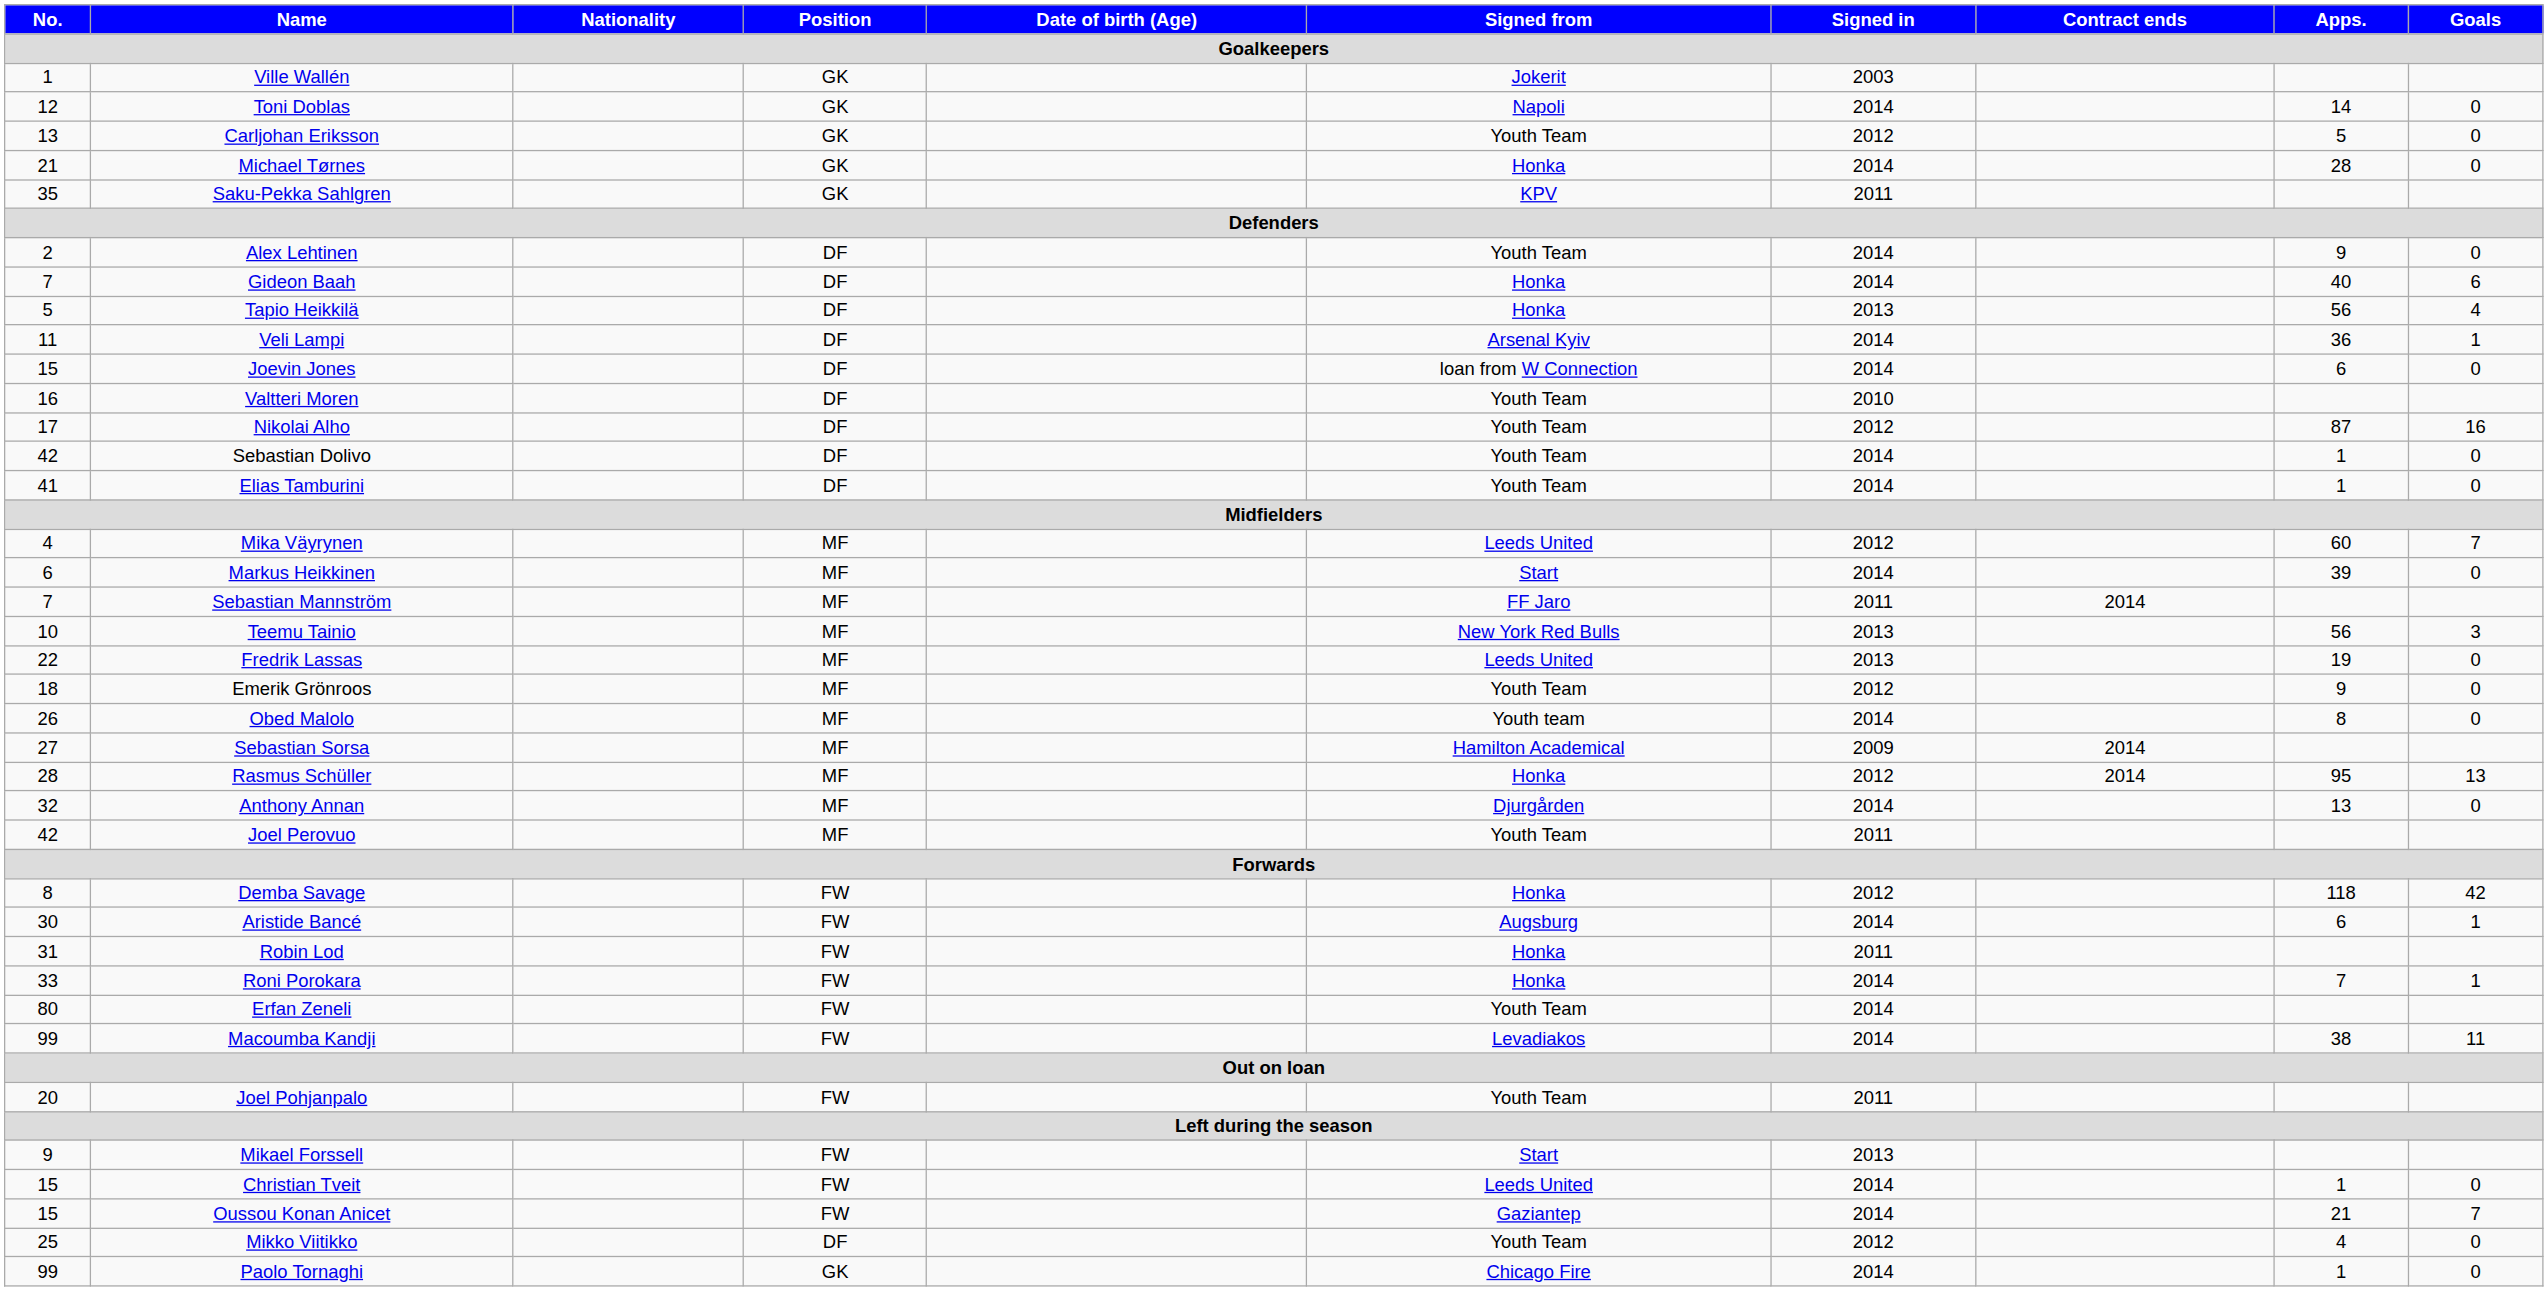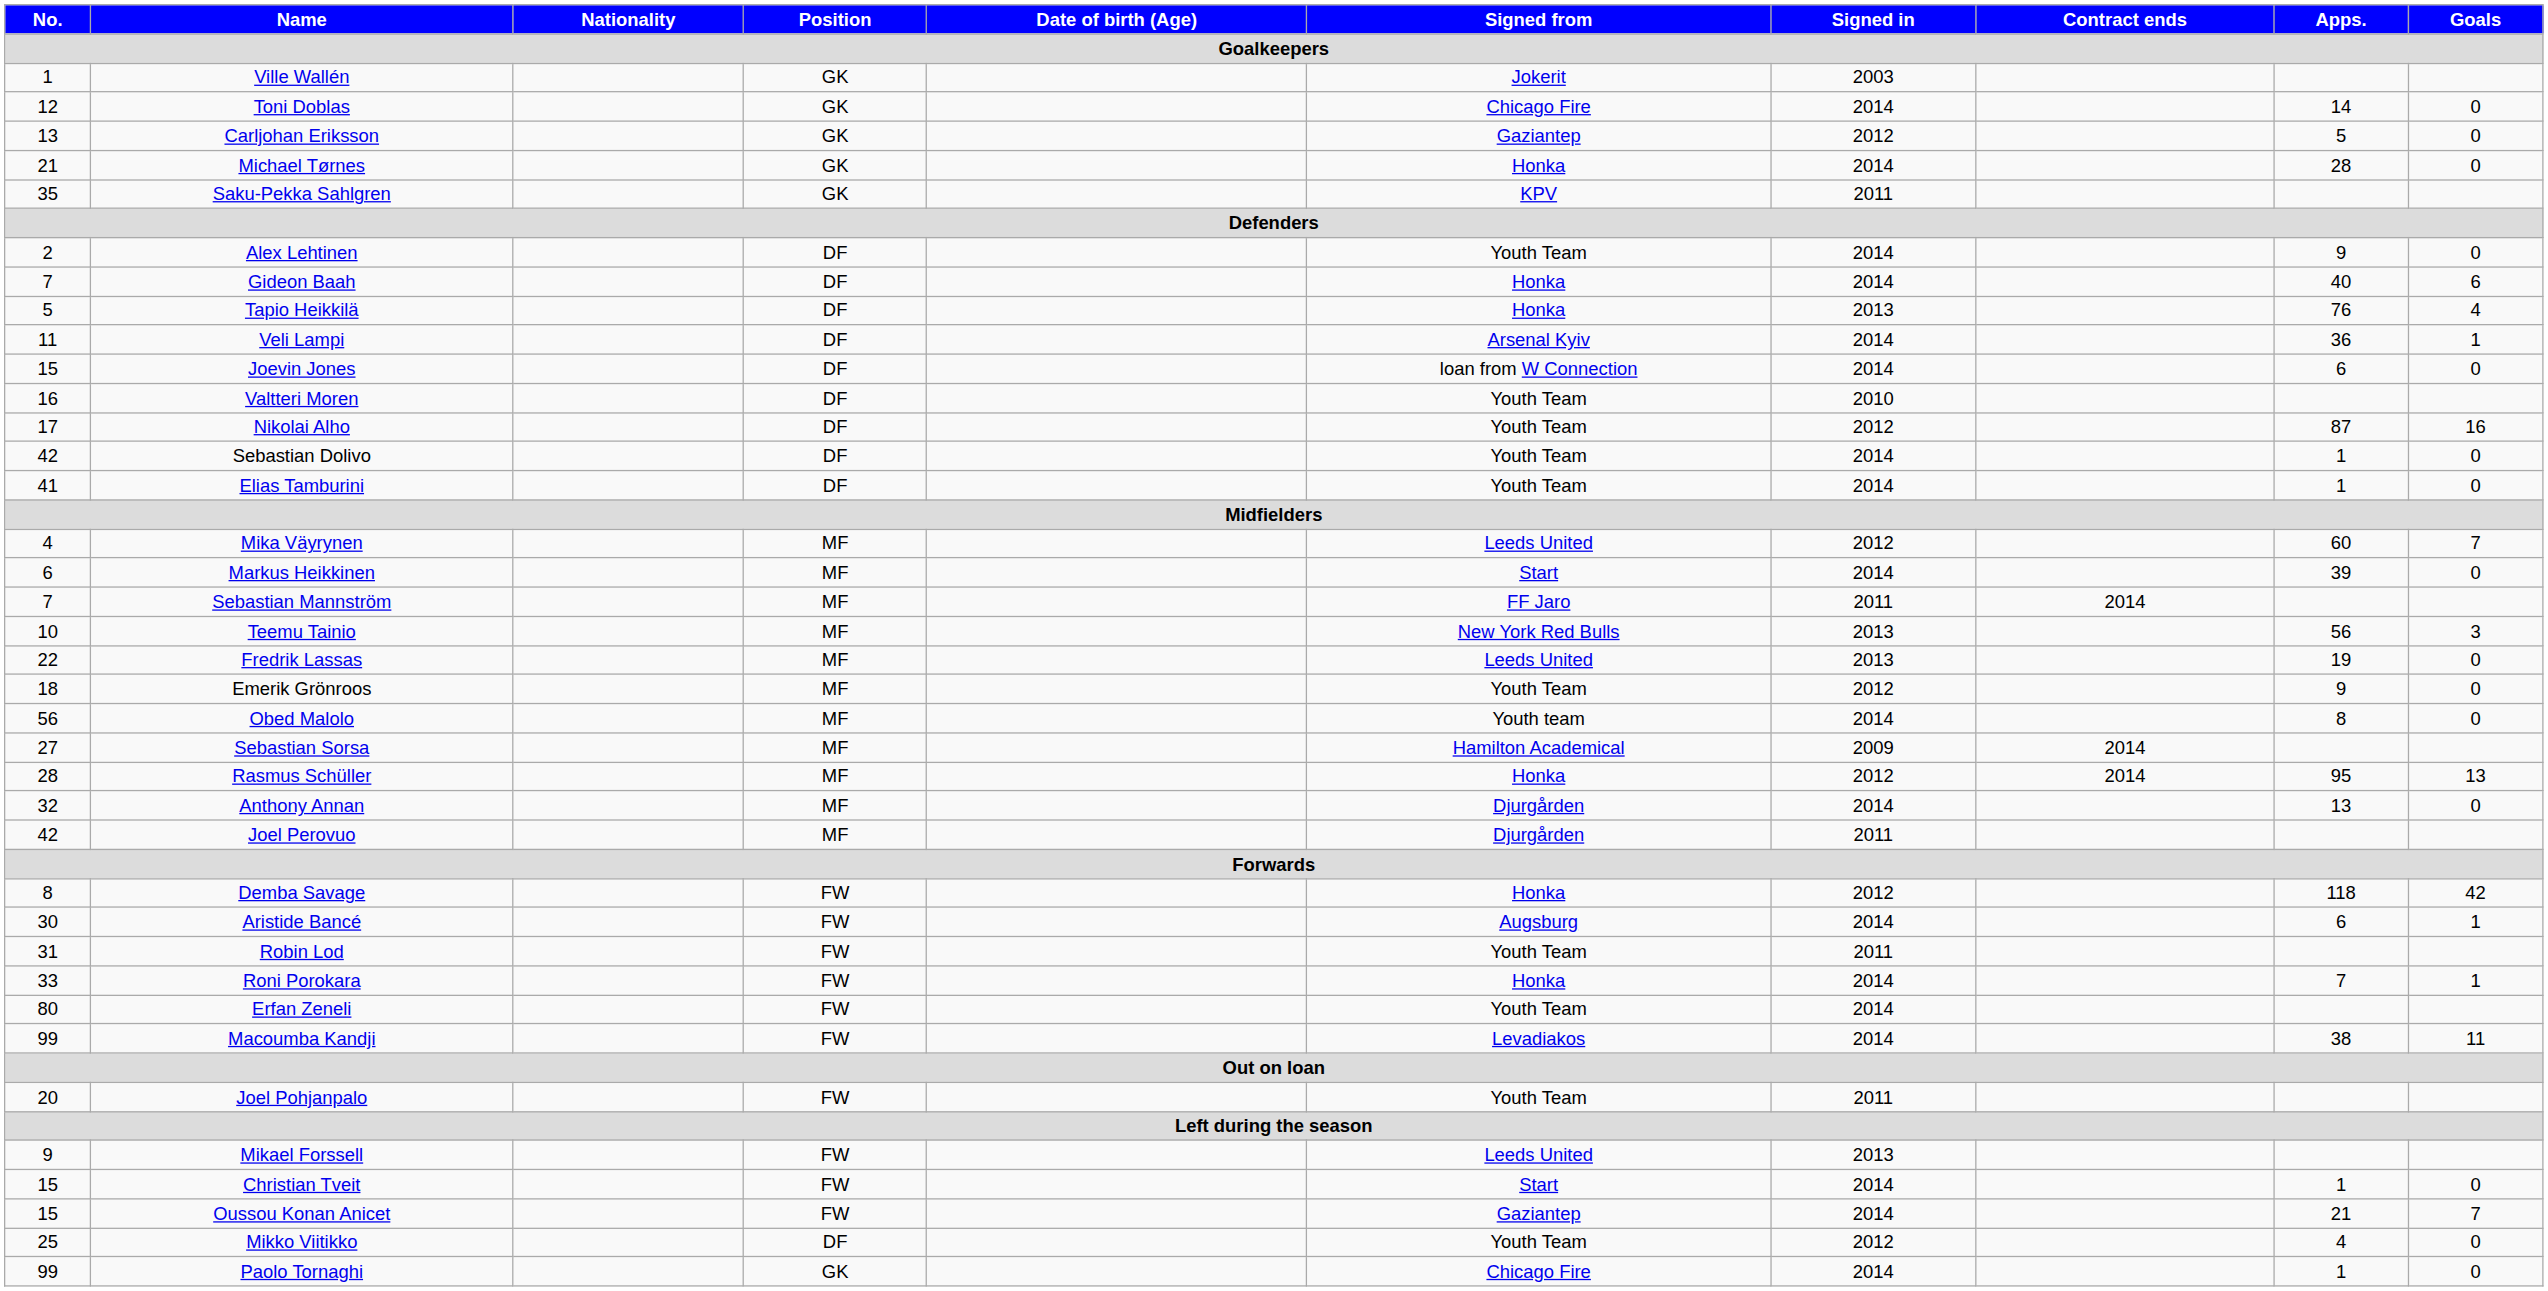(1539, 107) Napoli -> (1539, 107) Chicago Fire
(1539, 136) Youth Team -> (1539, 136) Gaziantep
(2341, 311) 56 -> (2341, 311) 76
(48, 718) 26 -> (48, 718) 56
(1539, 835) Youth Team -> (1539, 835) Djurgården
(1539, 951) Honka -> (1539, 951) Youth Team
(1539, 1155) Start -> (1539, 1155) Leeds United
(1539, 1184) Leeds United -> (1539, 1184) Start
